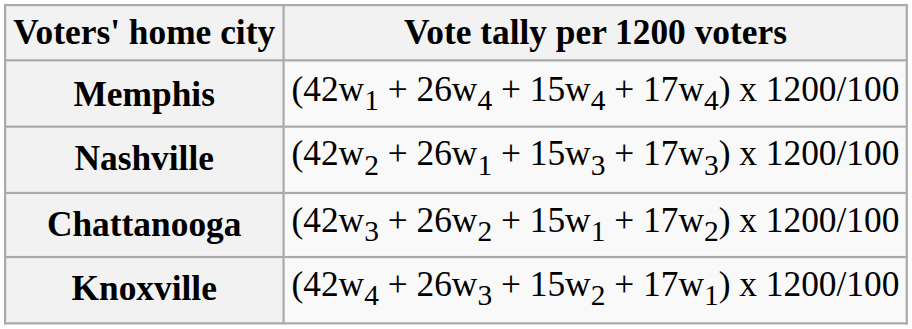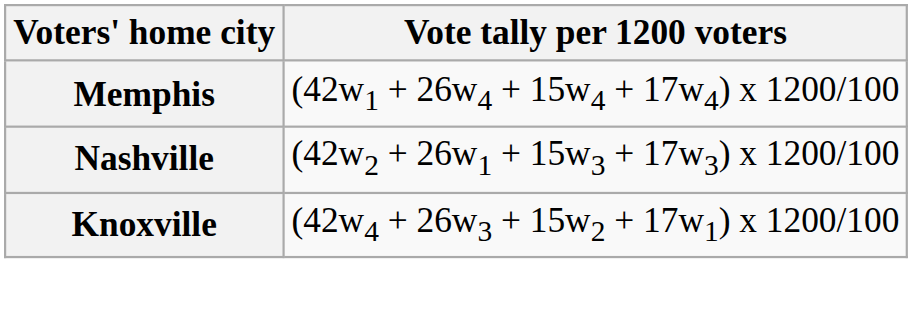- row: (144, 223)
